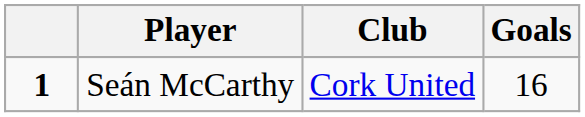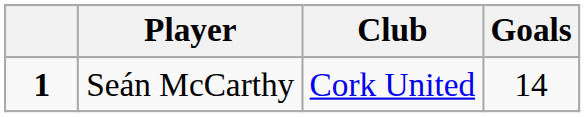(531, 83) 16 -> (531, 83) 14
